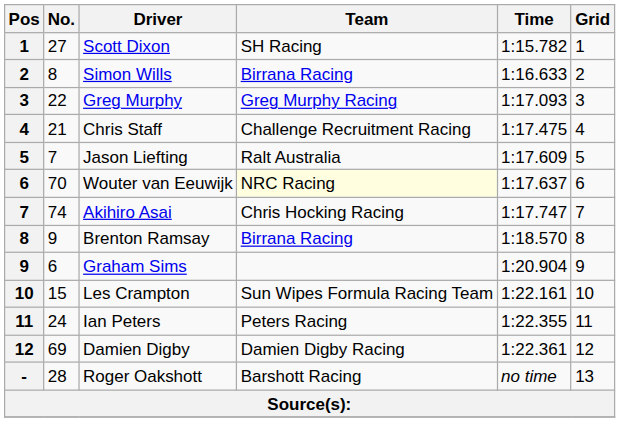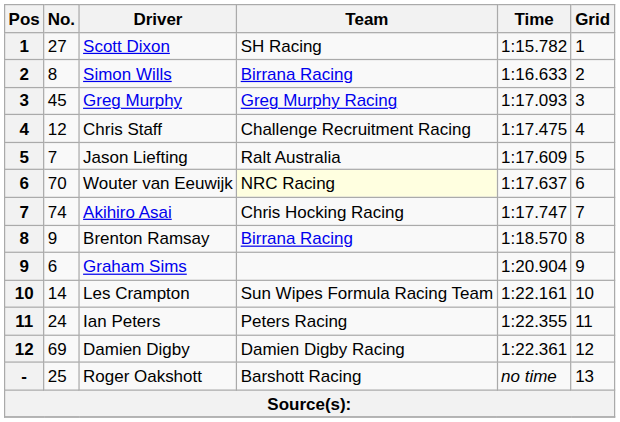(57, 101) 22 -> (57, 101) 45
(57, 128) 21 -> (57, 128) 12
(57, 294) 15 -> (57, 294) 14
(57, 376) 28 -> (57, 376) 25
